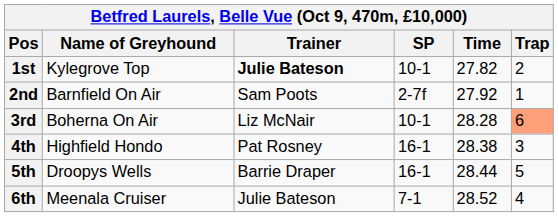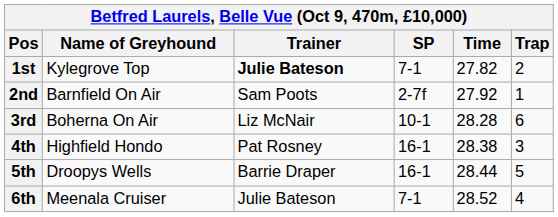(414, 69) 10-1 -> (410, 69) 7-1
(520, 120) lightsalmon background -> (520, 120) no background
